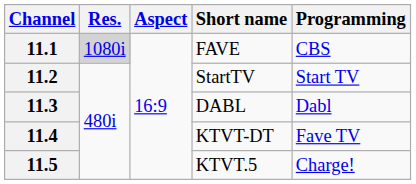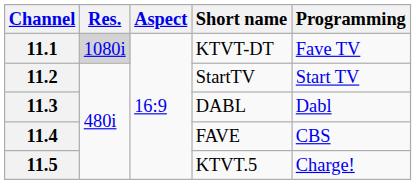(218, 48) FAVE -> (235, 48) KTVT-DT
(313, 48) CBS -> (328, 48) Fave TV
(235, 135) KTVT-DT -> (218, 135) FAVE
(328, 135) Fave TV -> (313, 135) CBS
